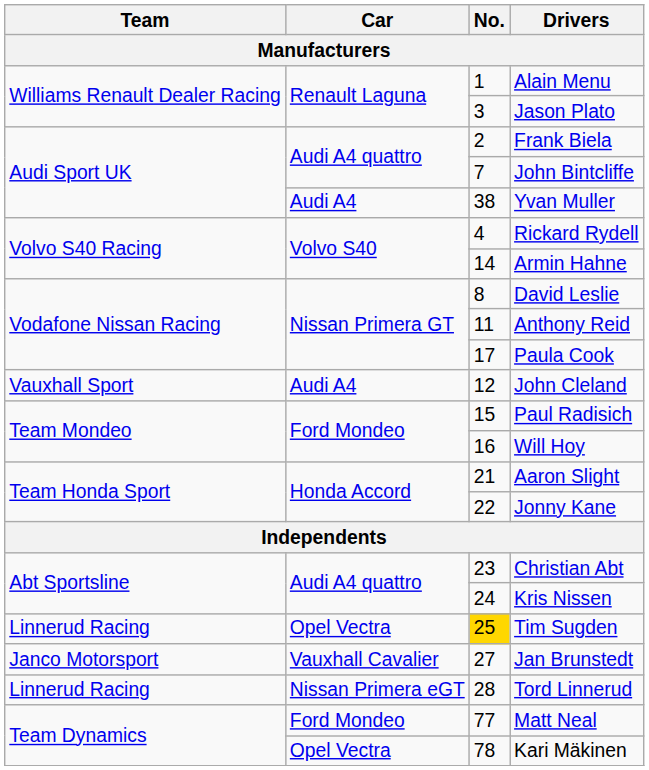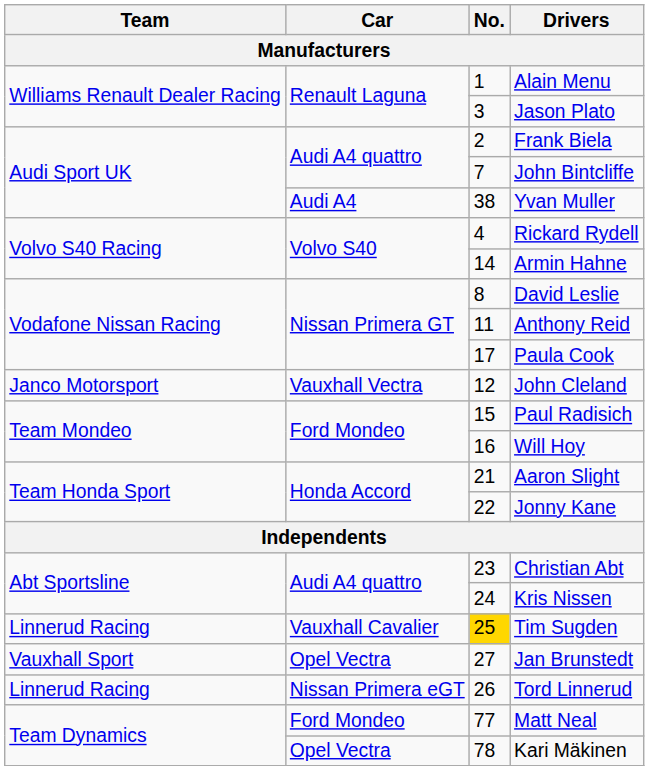(71, 385) Vauxhall Sport -> (84, 385) Janco Motorsport
(323, 385) Audi A4 -> (356, 385) Vauxhall Vectra
(340, 628) Opel Vectra -> (364, 628) Vauxhall Cavalier
(84, 659) Janco Motorsport -> (71, 659) Vauxhall Sport
(364, 659) Vauxhall Cavalier -> (340, 659) Opel Vectra
(485, 689) 28 -> (485, 689) 26
